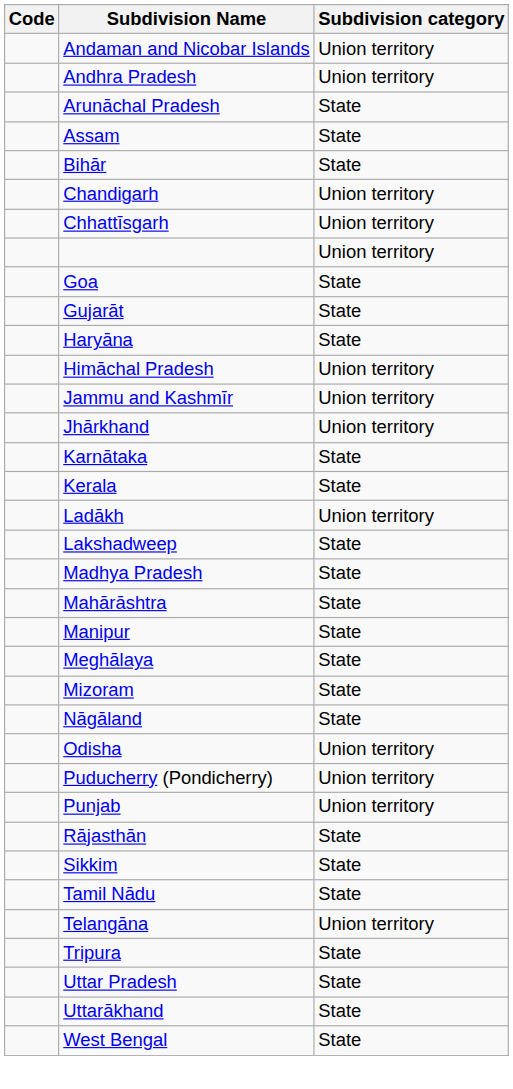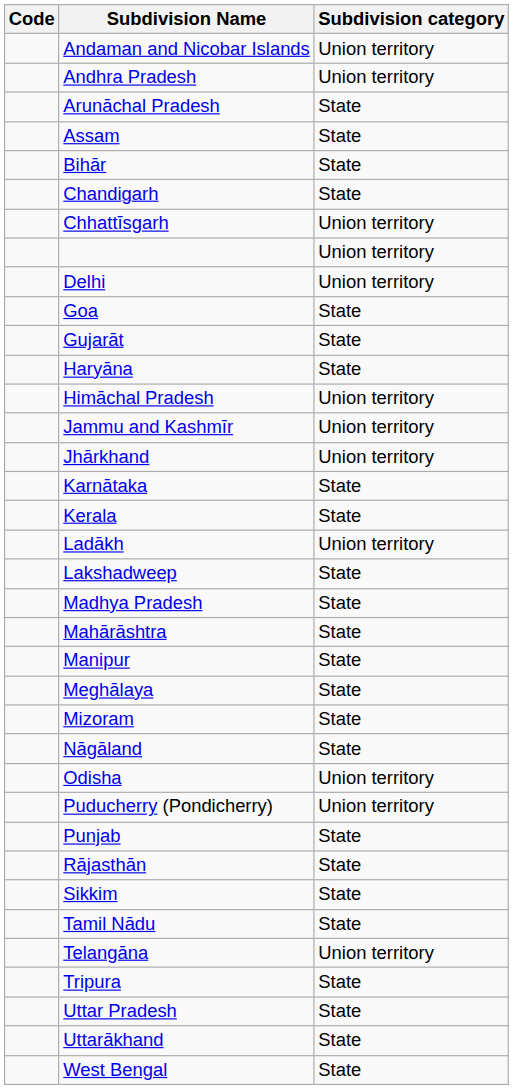(376, 194) Union territory -> (340, 194) State
+ row: (84, 281)
(376, 806) Union territory -> (340, 836) State
